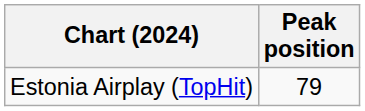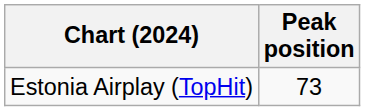(309, 86) 79 -> (309, 86) 73
